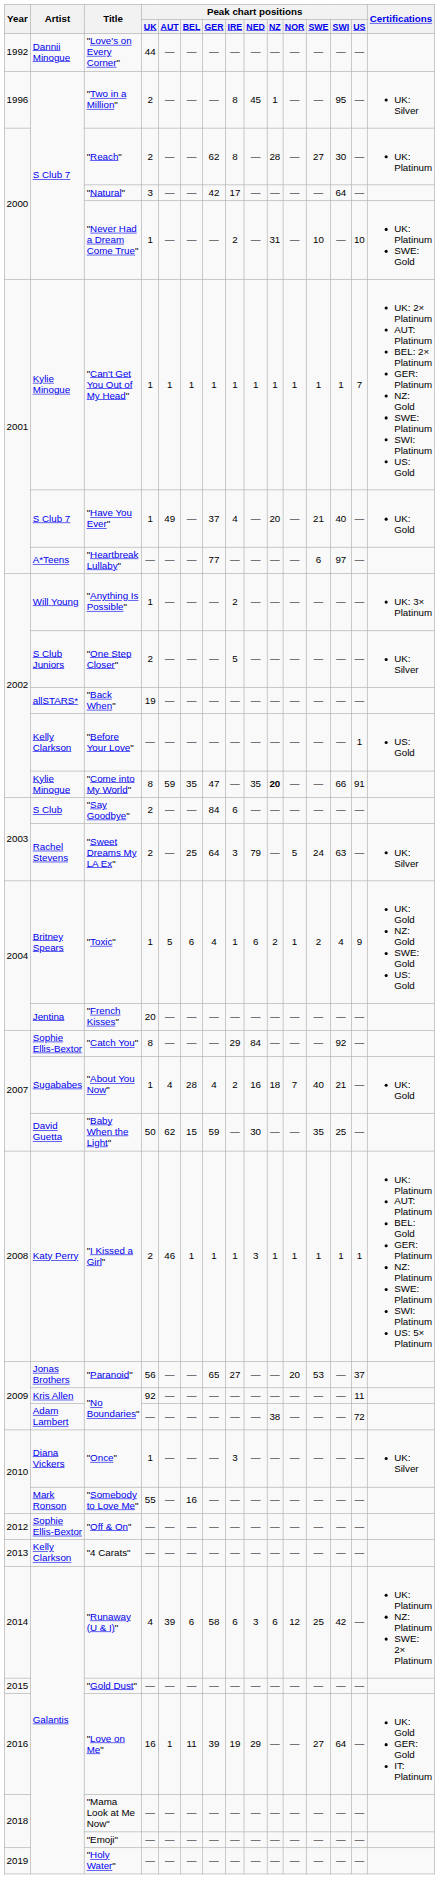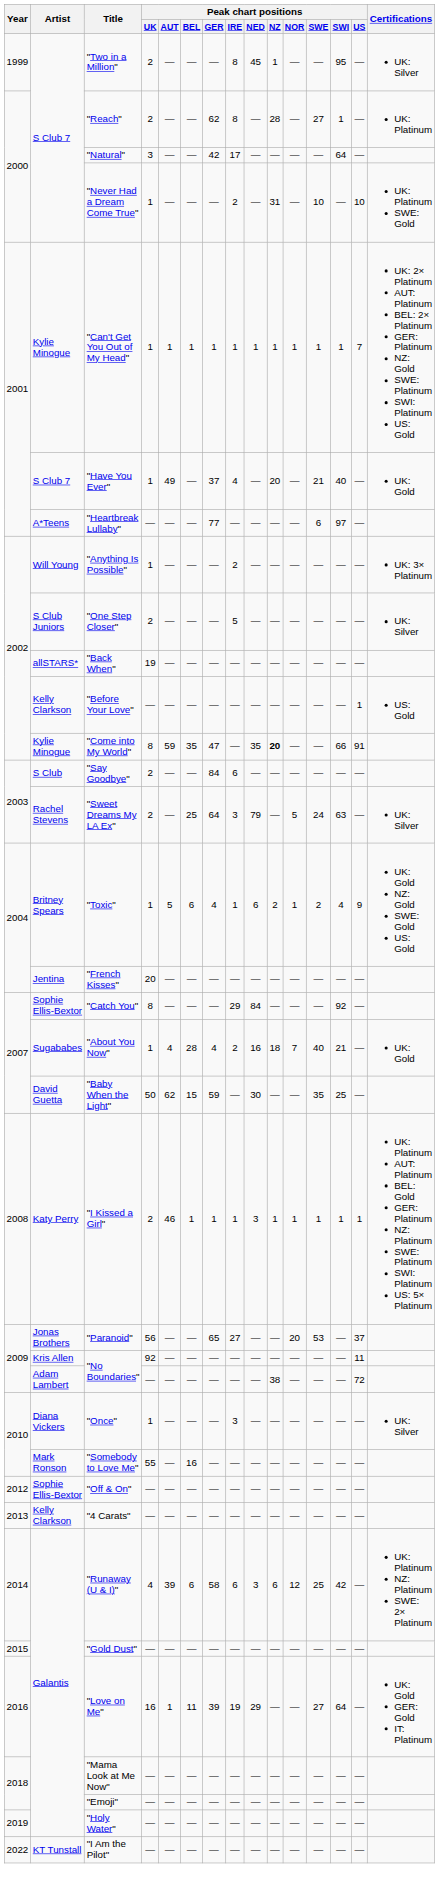- row: (51, 52)
(17, 99) 1996 -> (17, 62) 1999
(341, 156) 30 -> (341, 119) 1
+ row: (57, 1849)
